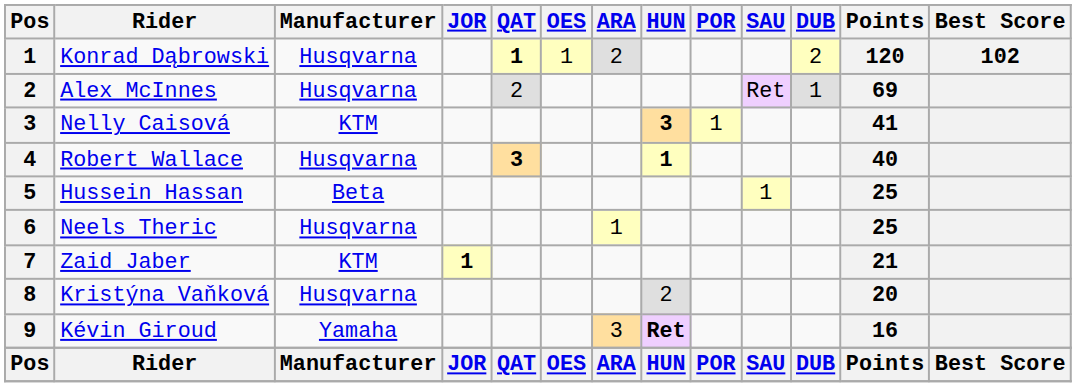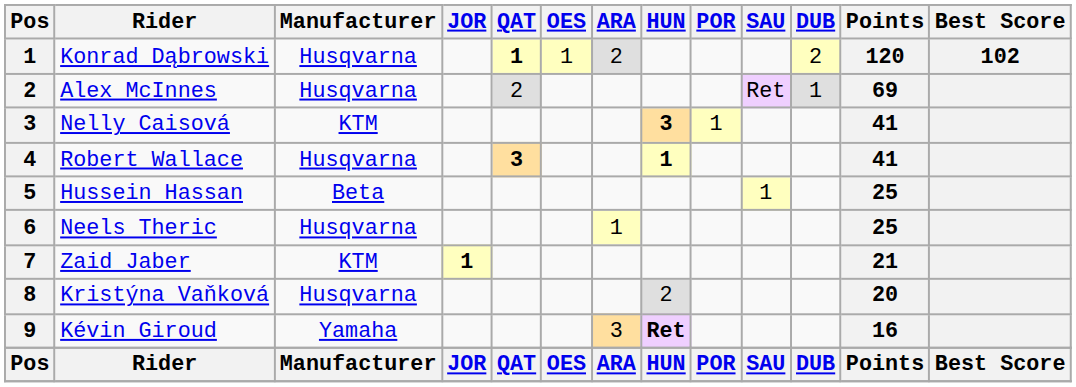(885, 159) 40 -> (885, 159) 41
